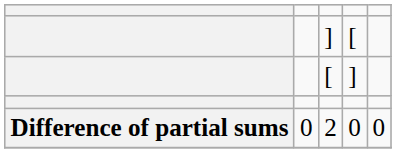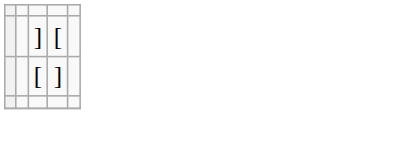- row: (330, 127)
